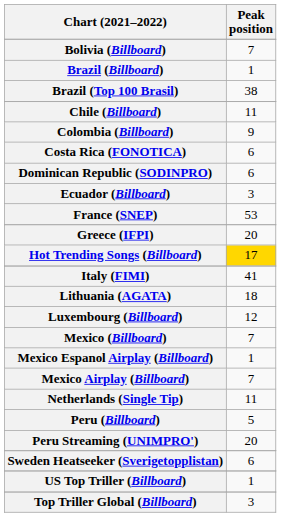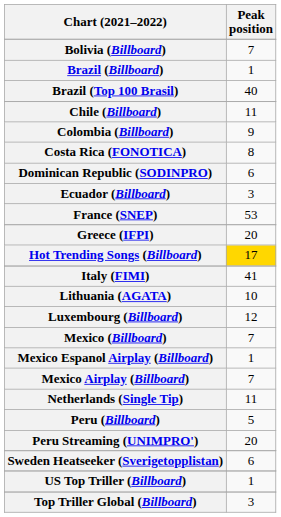(251, 91) 38 -> (251, 91) 40
(251, 152) 6 -> (251, 152) 8
(251, 296) 18 -> (251, 296) 10
